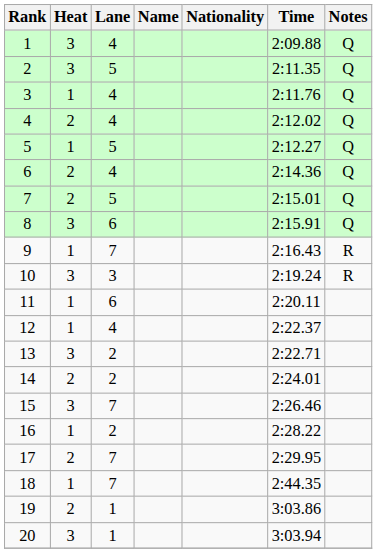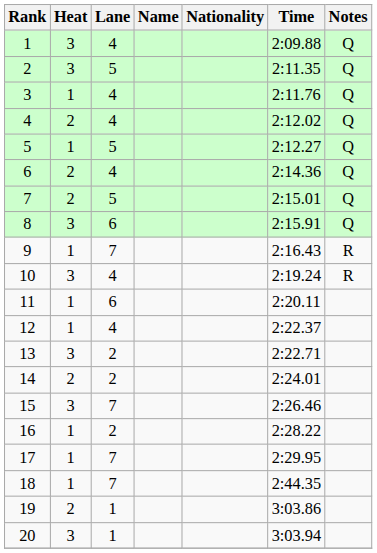(113, 276) 3 -> (113, 276) 4
(71, 457) 2 -> (71, 457) 1
